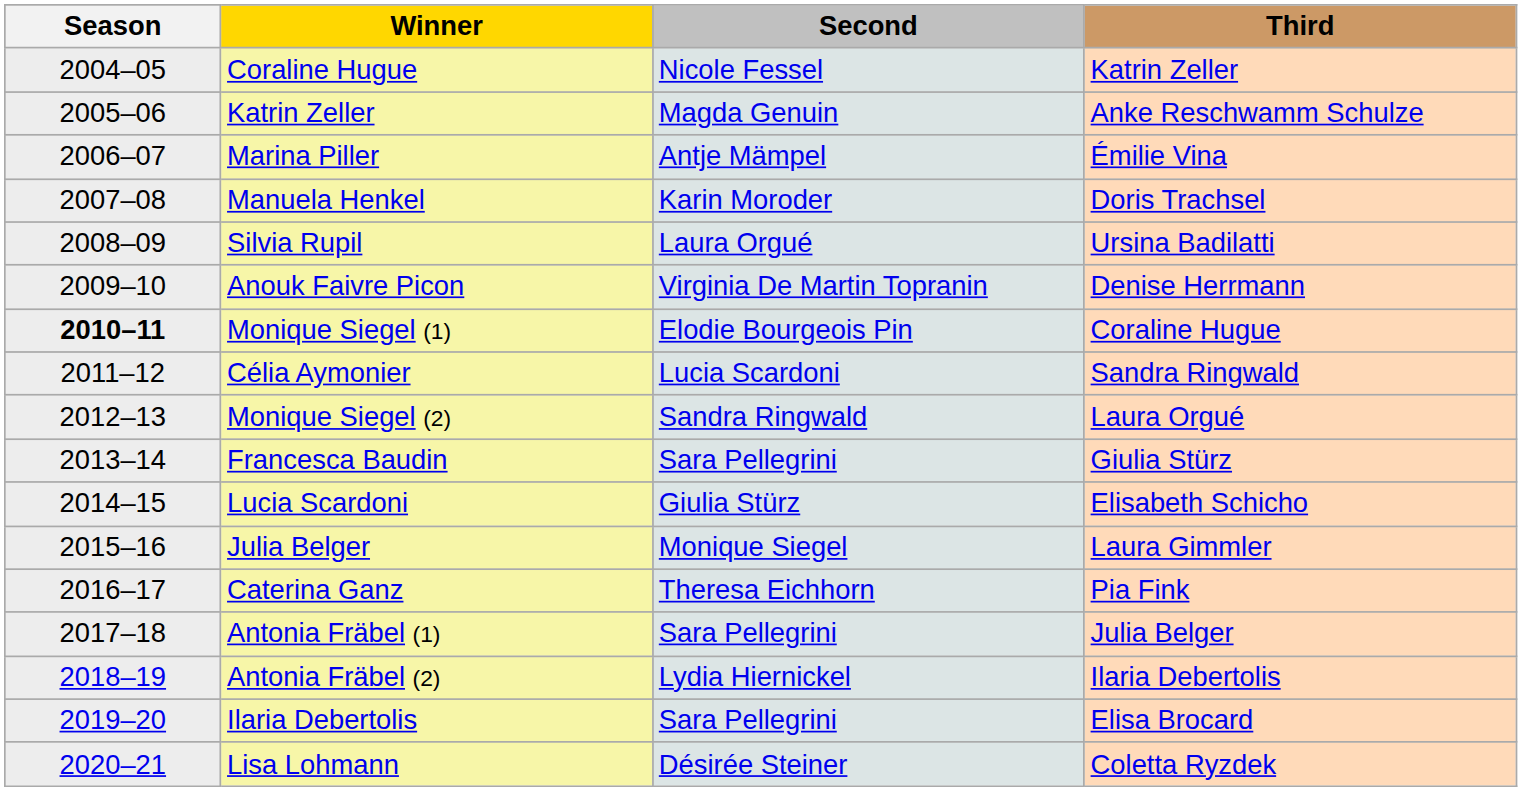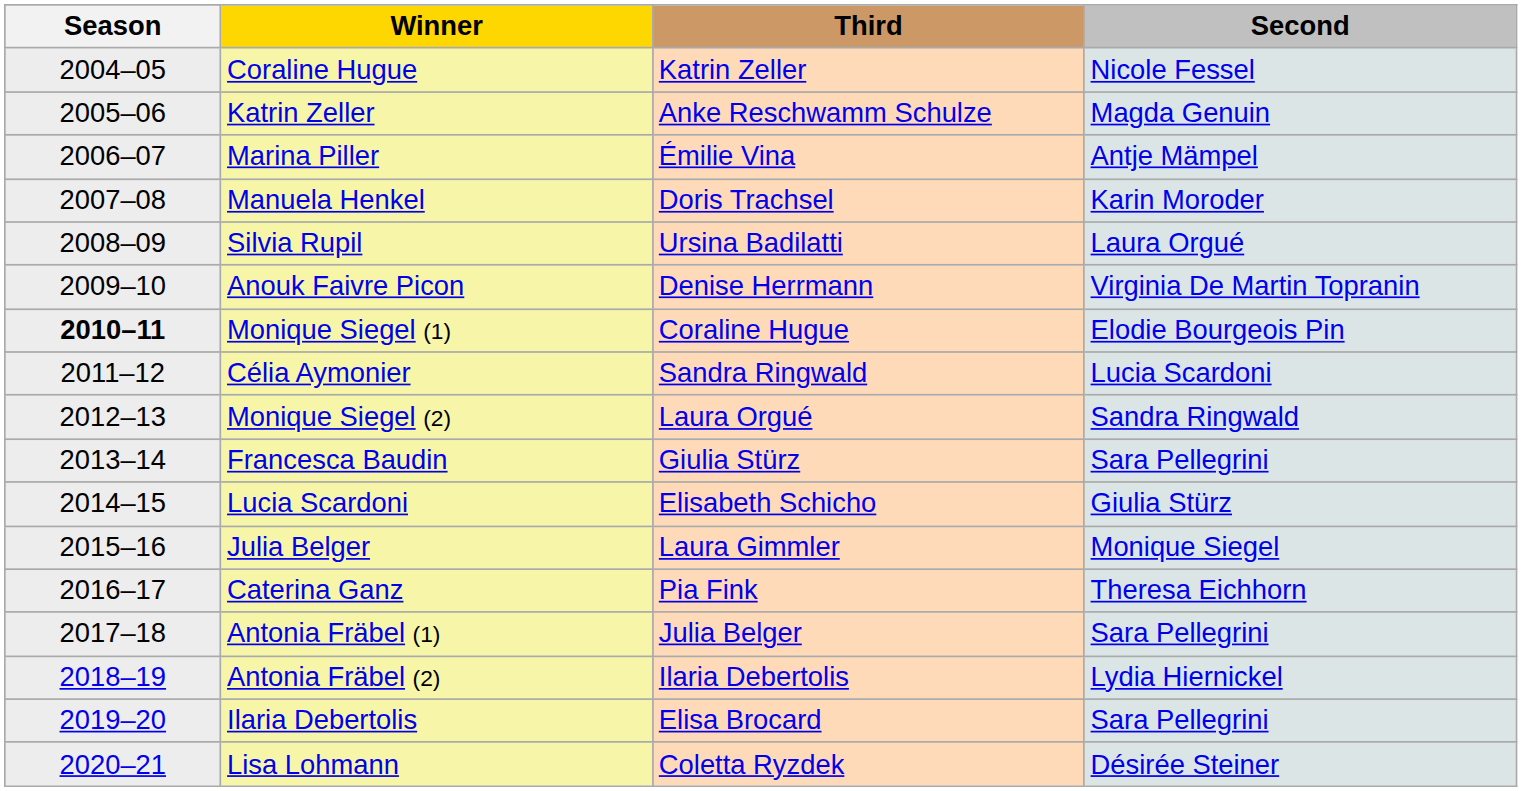columns swapped: (868, 26) <-> (1300, 26)
